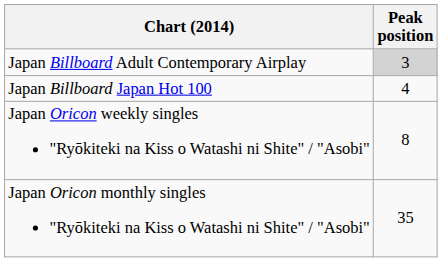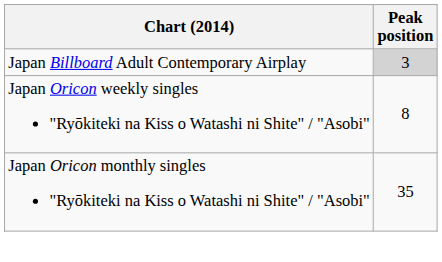- row: (110, 88)
